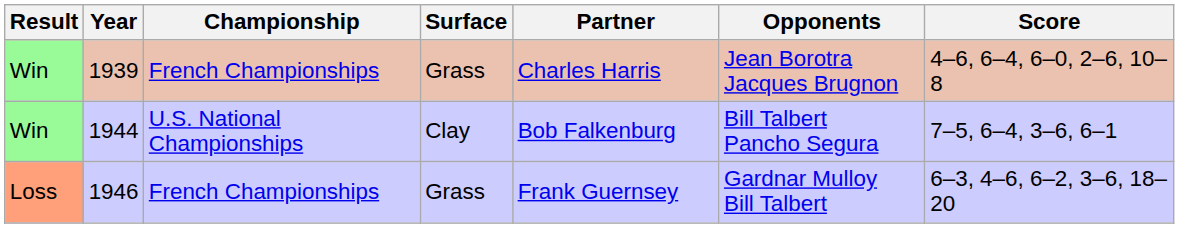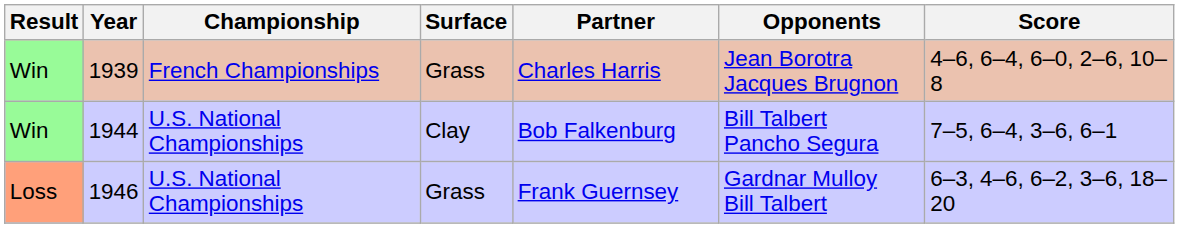(264, 191) French Championships -> (226, 191) U.S. National Championships
